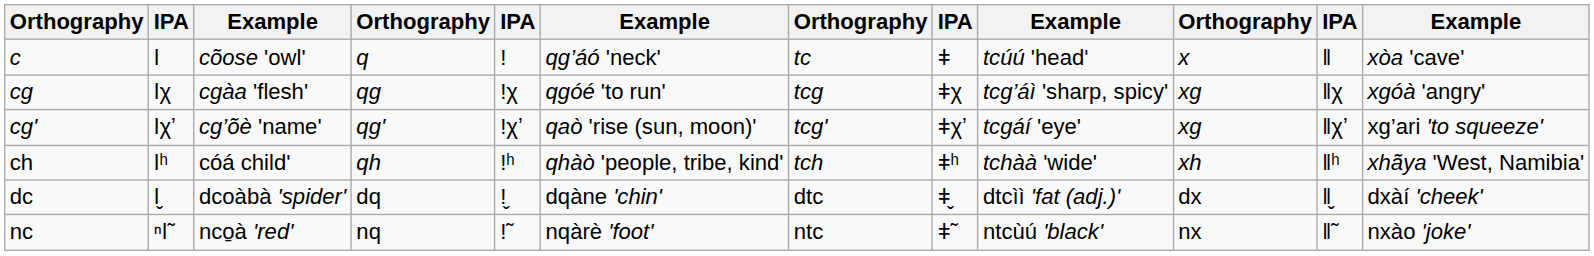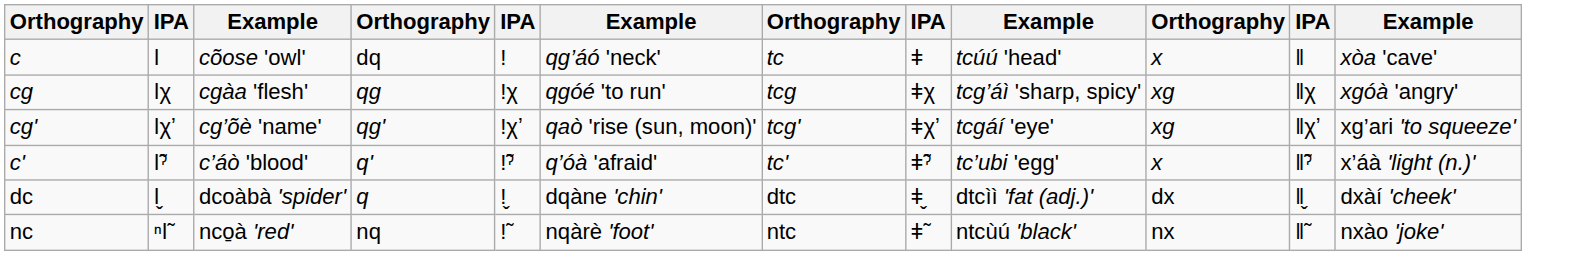(362, 57) q -> (369, 57) dq
- row: (21, 162)
+ row: (17, 162)
(369, 197) dq -> (362, 197) q
